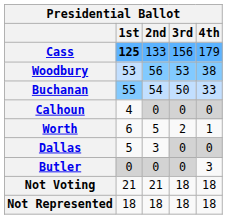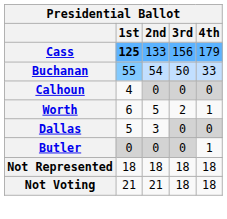- row: (60, 71)
(209, 167) 3 -> (209, 147) 1
rows swapped: (60, 186) <-> (60, 205)
